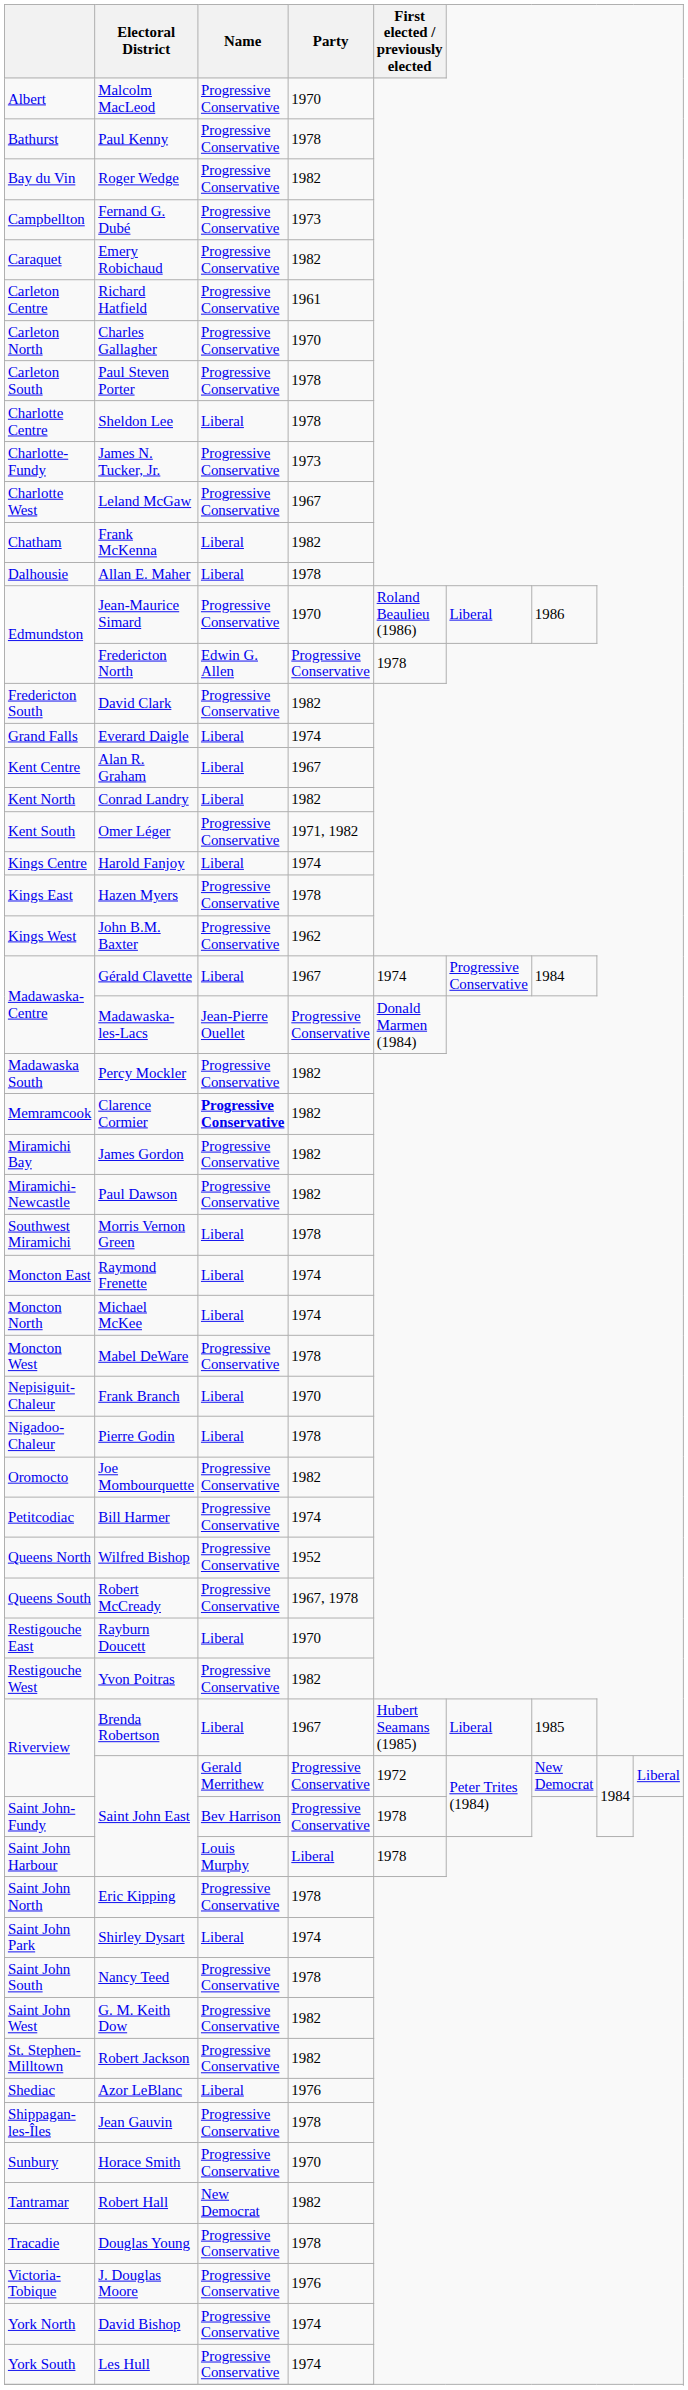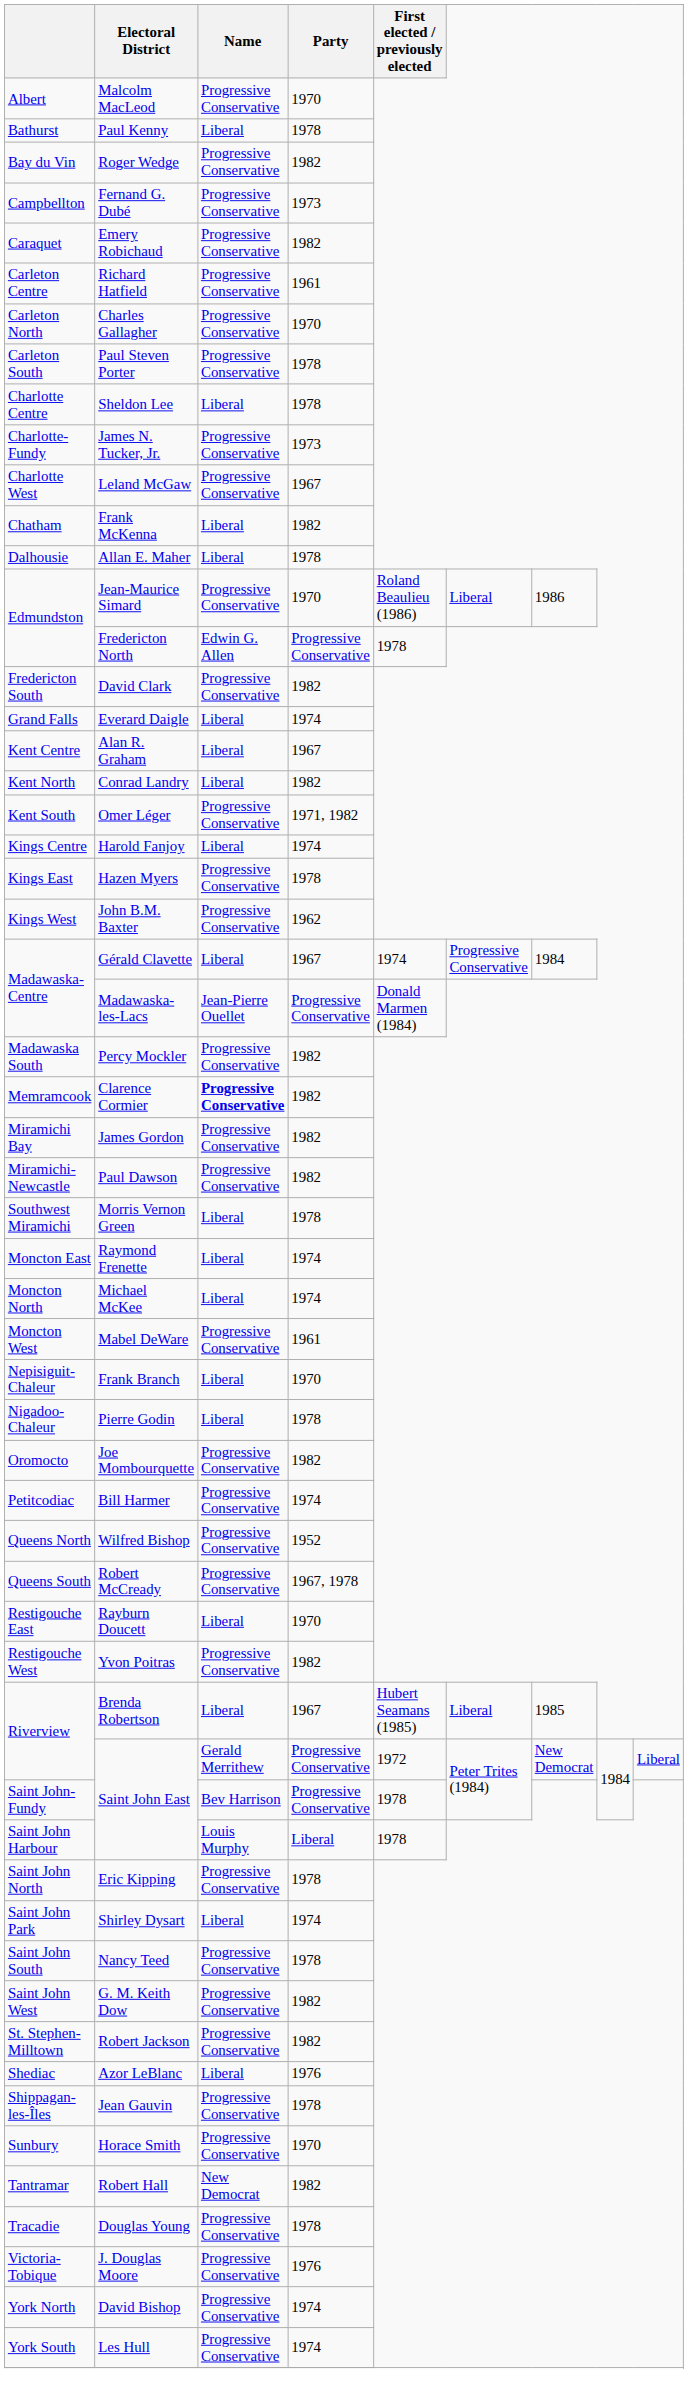(240, 138) Progressive Conservative -> (222, 130) Liberal
(306, 1355) 1978 -> (306, 1339) 1961
